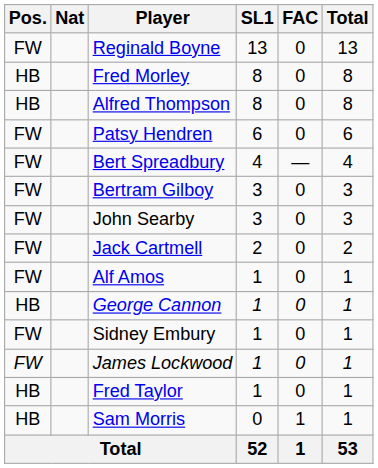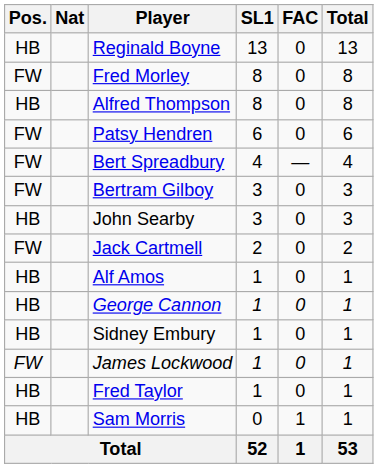(28, 47) FW -> (28, 47) HB
(28, 76) HB -> (28, 76) FW
(28, 219) FW -> (28, 219) HB
(28, 276) FW -> (28, 276) HB
(28, 334) FW -> (28, 334) HB
